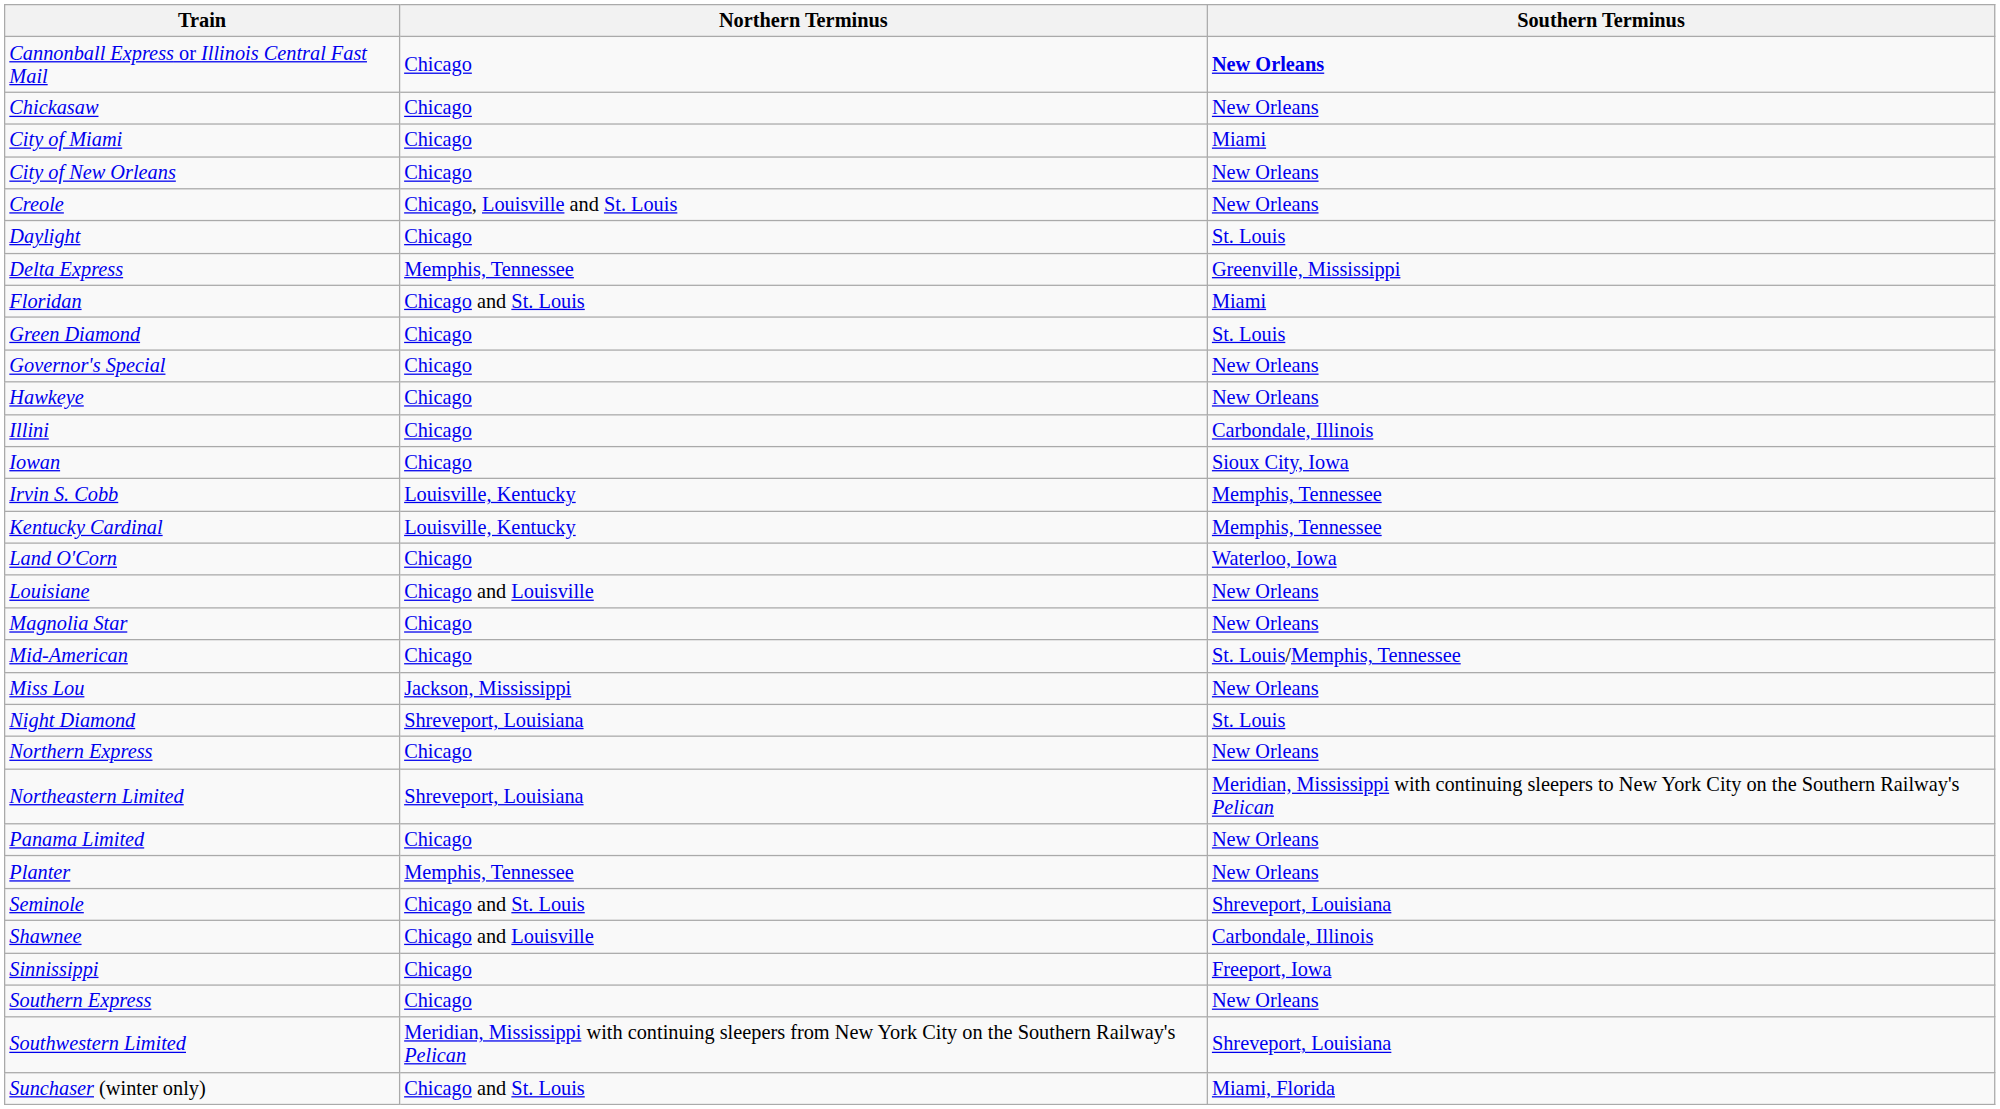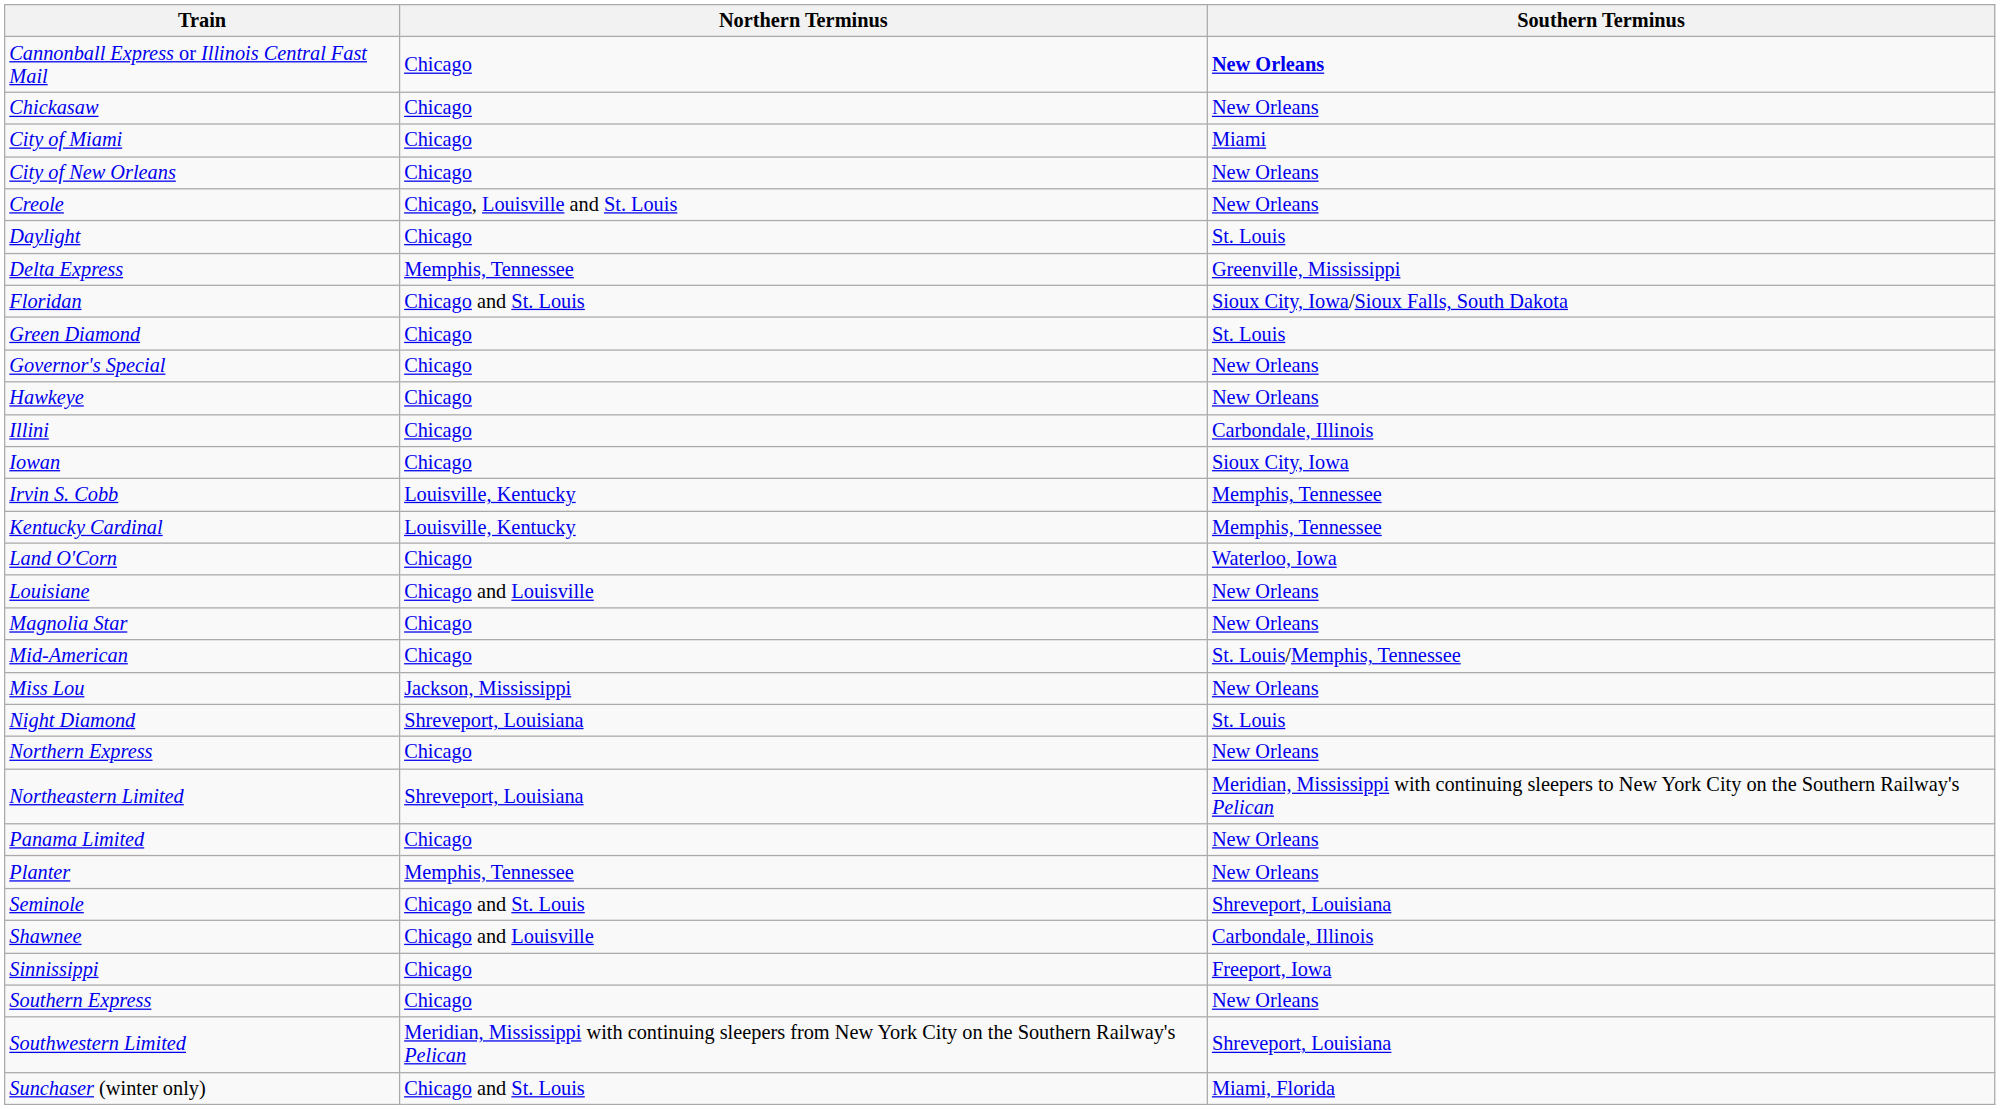(1239, 301) Miami -> (1390, 301) Sioux City, Iowa/Sioux Falls, South Dakota
